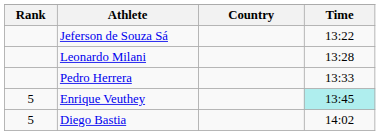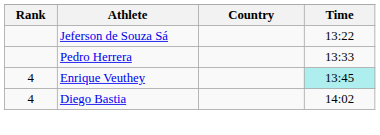- row: (103, 57)
(31, 99) 5 -> (31, 78) 4
(31, 120) 5 -> (31, 99) 4
